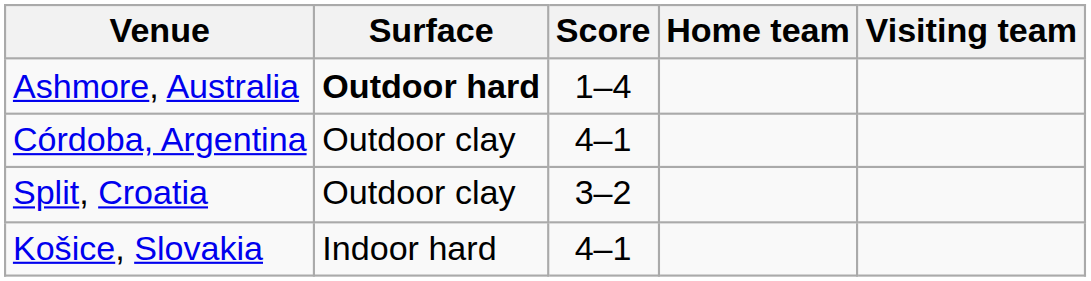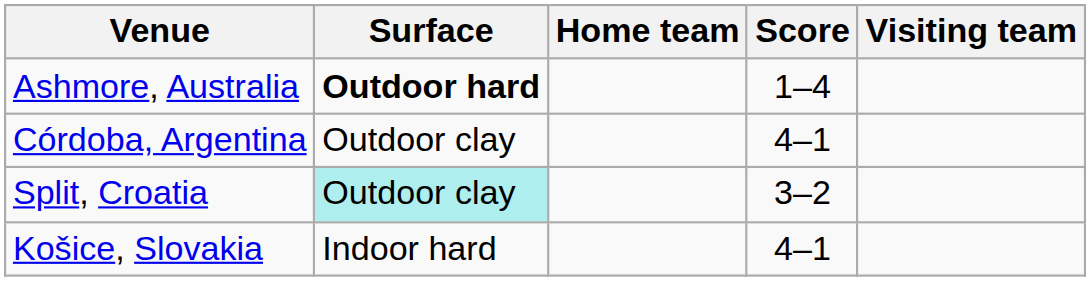columns swapped: (758, 31) <-> (603, 31)
(419, 193) no background -> (419, 193) paleturquoise background
